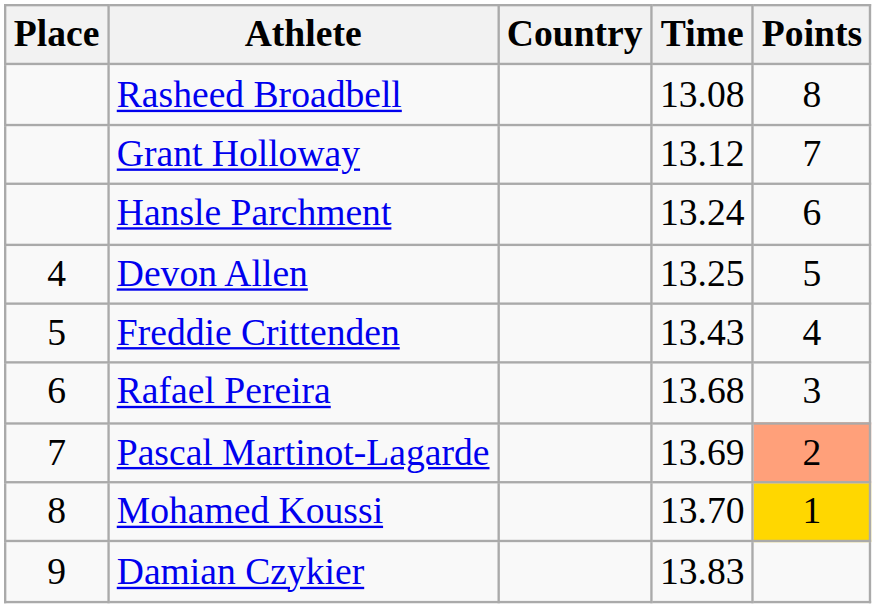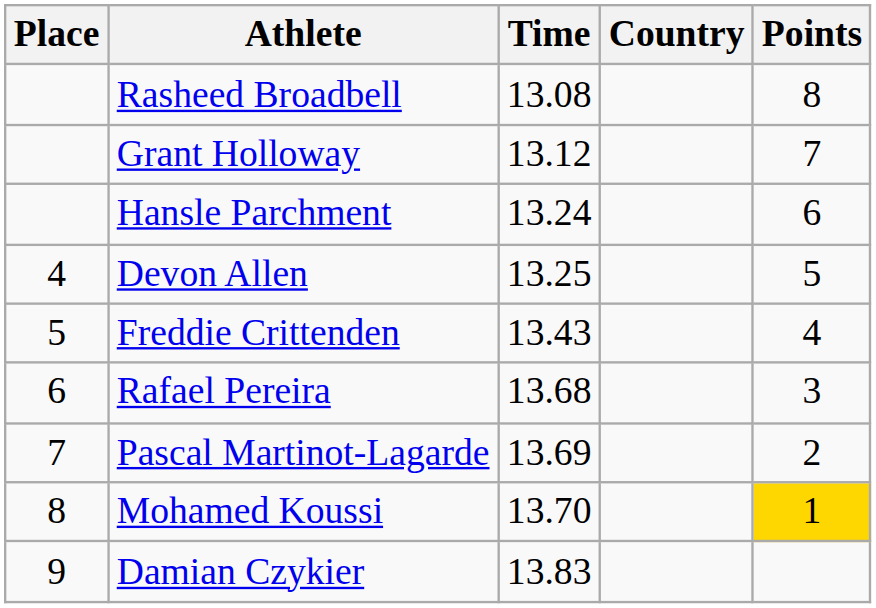columns swapped: (575, 34) <-> (702, 34)
(812, 451) lightsalmon background -> (812, 451) no background
